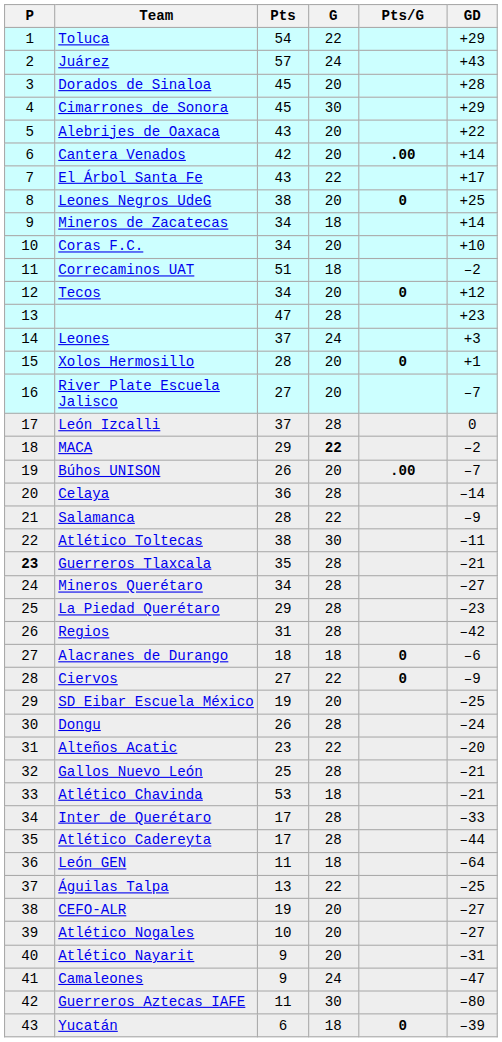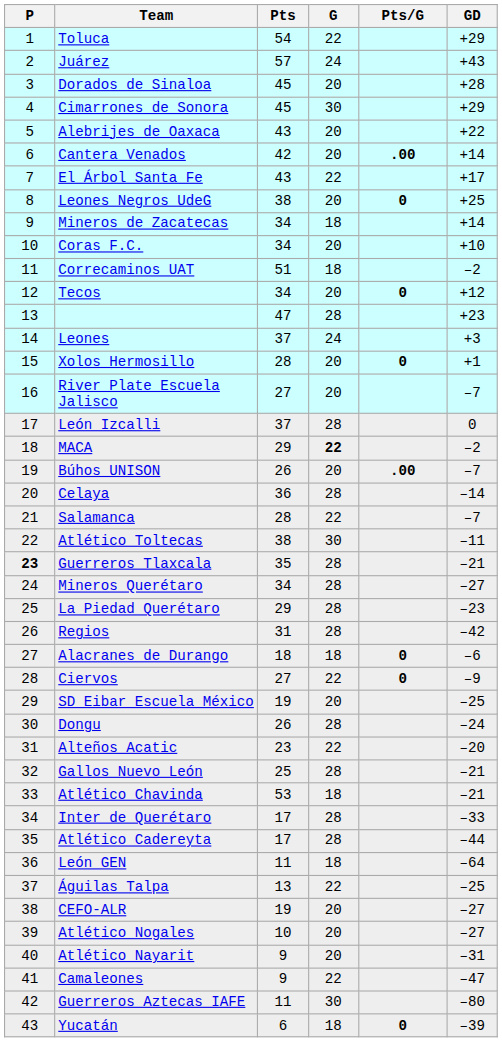(472, 517) –9 -> (472, 517) –7
(333, 979) 24 -> (333, 979) 22
